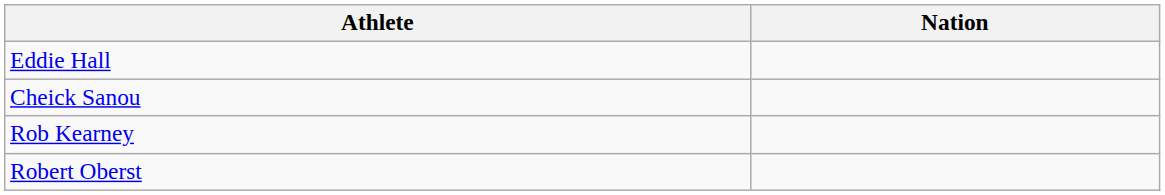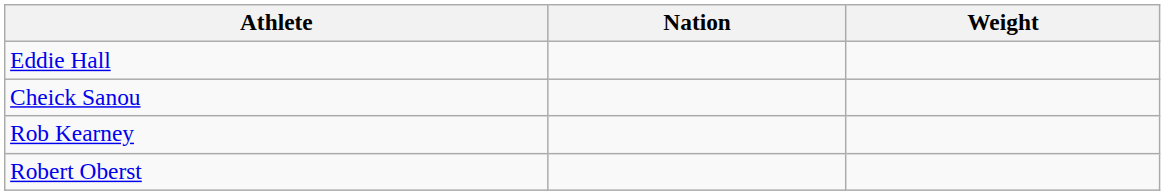+ column: (1003, 23)
